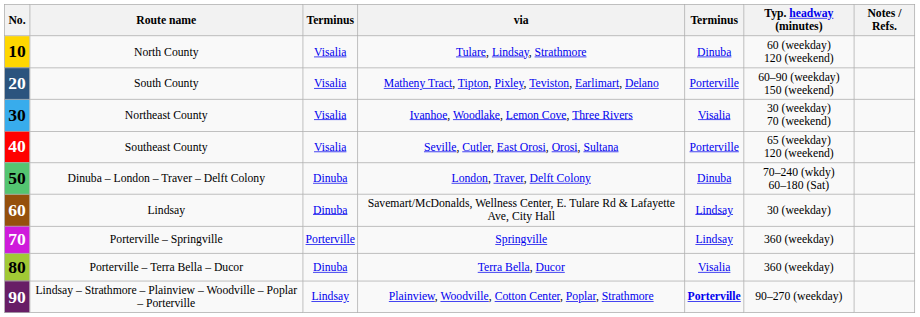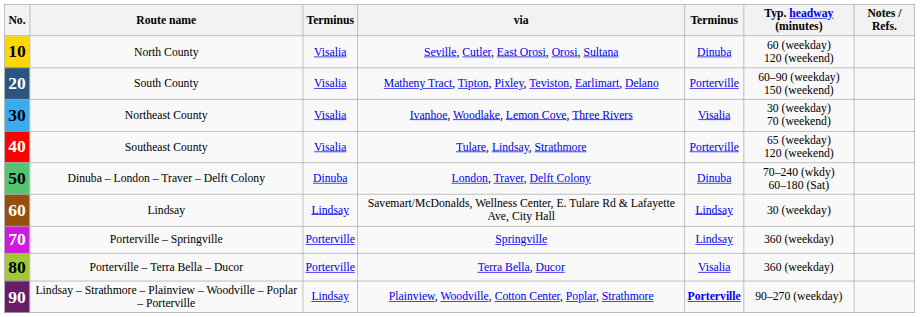(521, 51) Tulare, Lindsay, Strathmore -> (521, 51) Seville, Cutler, East Orosi, Orosi, Sultana
(521, 146) Seville, Cutler, East Orosi, Orosi, Sultana -> (521, 146) Tulare, Lindsay, Strathmore
(330, 210) Dinuba -> (330, 210) Lindsay
(330, 267) Dinuba -> (330, 267) Porterville
